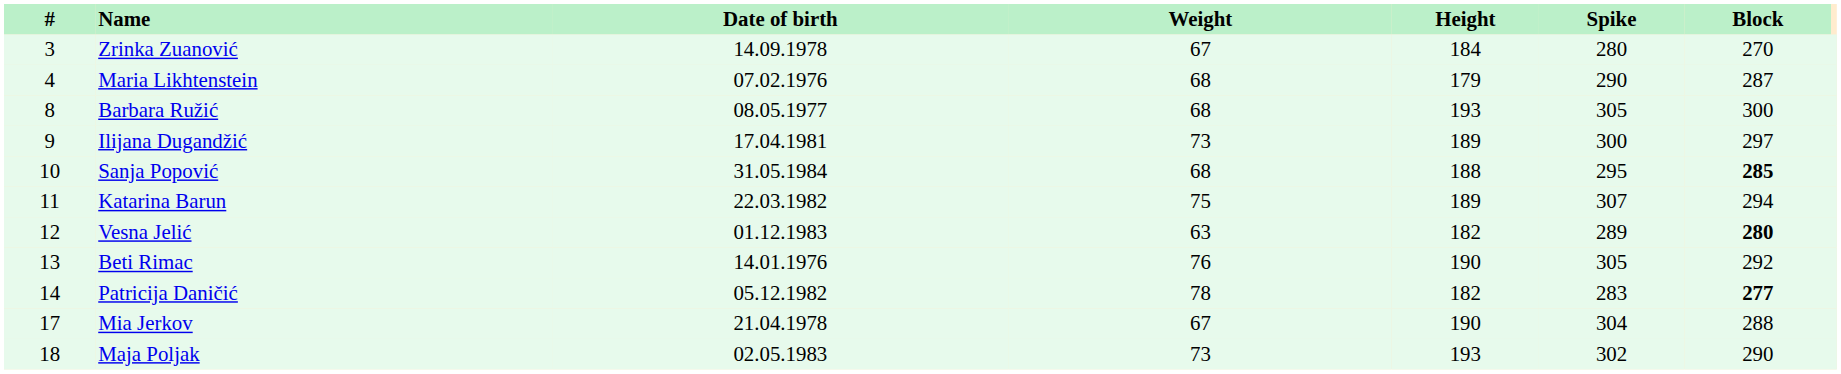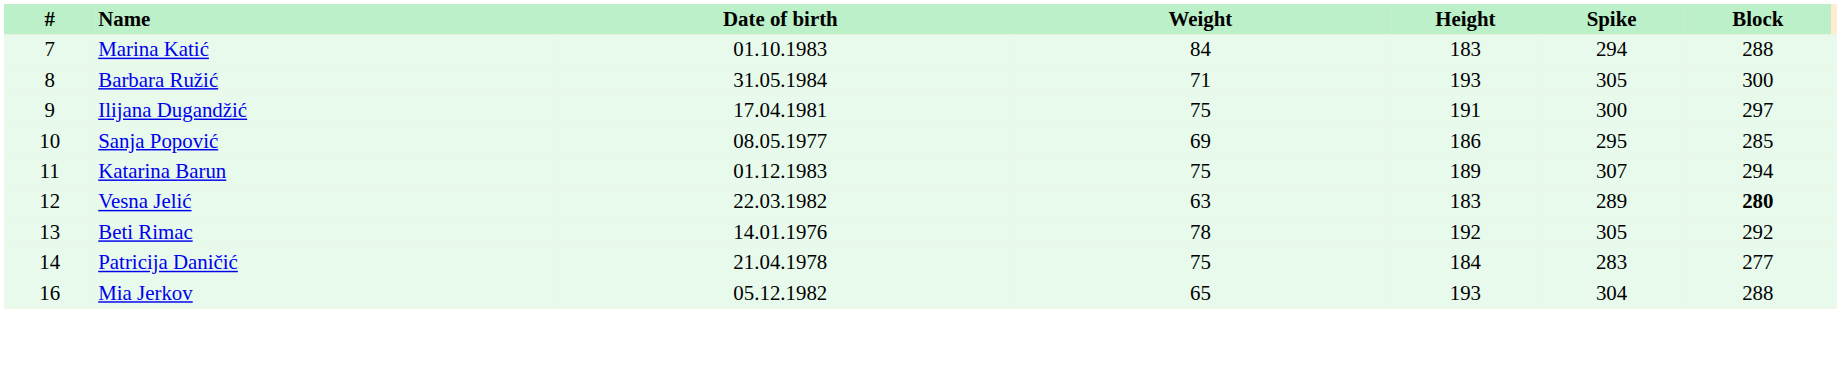- row: (168, 49)
- row: (178, 79)
+ row: (154, 49)
(780, 110) 08.05.1977 -> (780, 79) 31.05.1984
(1200, 110) 68 -> (1200, 79) 71
(1200, 140) 73 -> (1200, 110) 75
(1465, 140) 189 -> (1465, 110) 191
(780, 171) 31.05.1984 -> (780, 140) 08.05.1977
(1200, 171) 68 -> (1200, 140) 69
(1465, 171) 188 -> (1465, 140) 186
(1758, 171) bold -> (1758, 140) normal
(780, 201) 22.03.1982 -> (780, 171) 01.12.1983
(780, 232) 01.12.1983 -> (780, 201) 22.03.1982
(1465, 232) 182 -> (1465, 201) 183
(1200, 262) 76 -> (1200, 232) 78
(1465, 262) 190 -> (1465, 232) 192
(780, 293) 05.12.1982 -> (780, 262) 21.04.1978
(1200, 293) 78 -> (1200, 262) 75
(1465, 293) 182 -> (1465, 262) 184
(1758, 293) bold -> (1758, 262) normal
(50, 323) 17 -> (50, 293) 16
(780, 323) 21.04.1978 -> (780, 293) 05.12.1982
(1200, 323) 67 -> (1200, 293) 65
(1465, 323) 190 -> (1465, 293) 193
- row: (149, 353)
